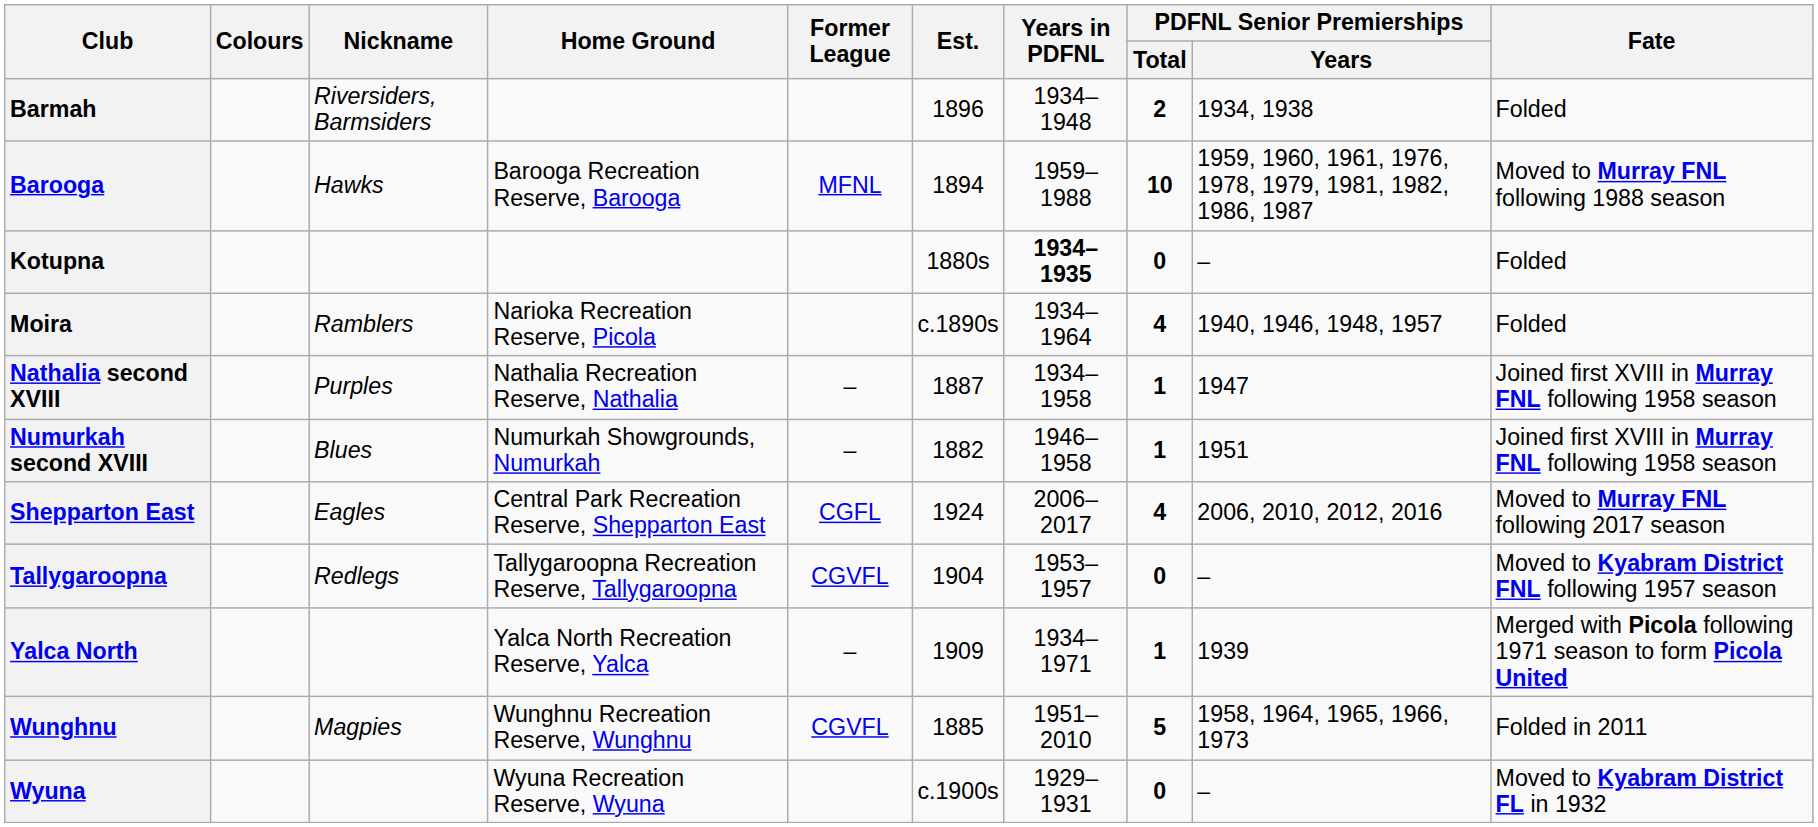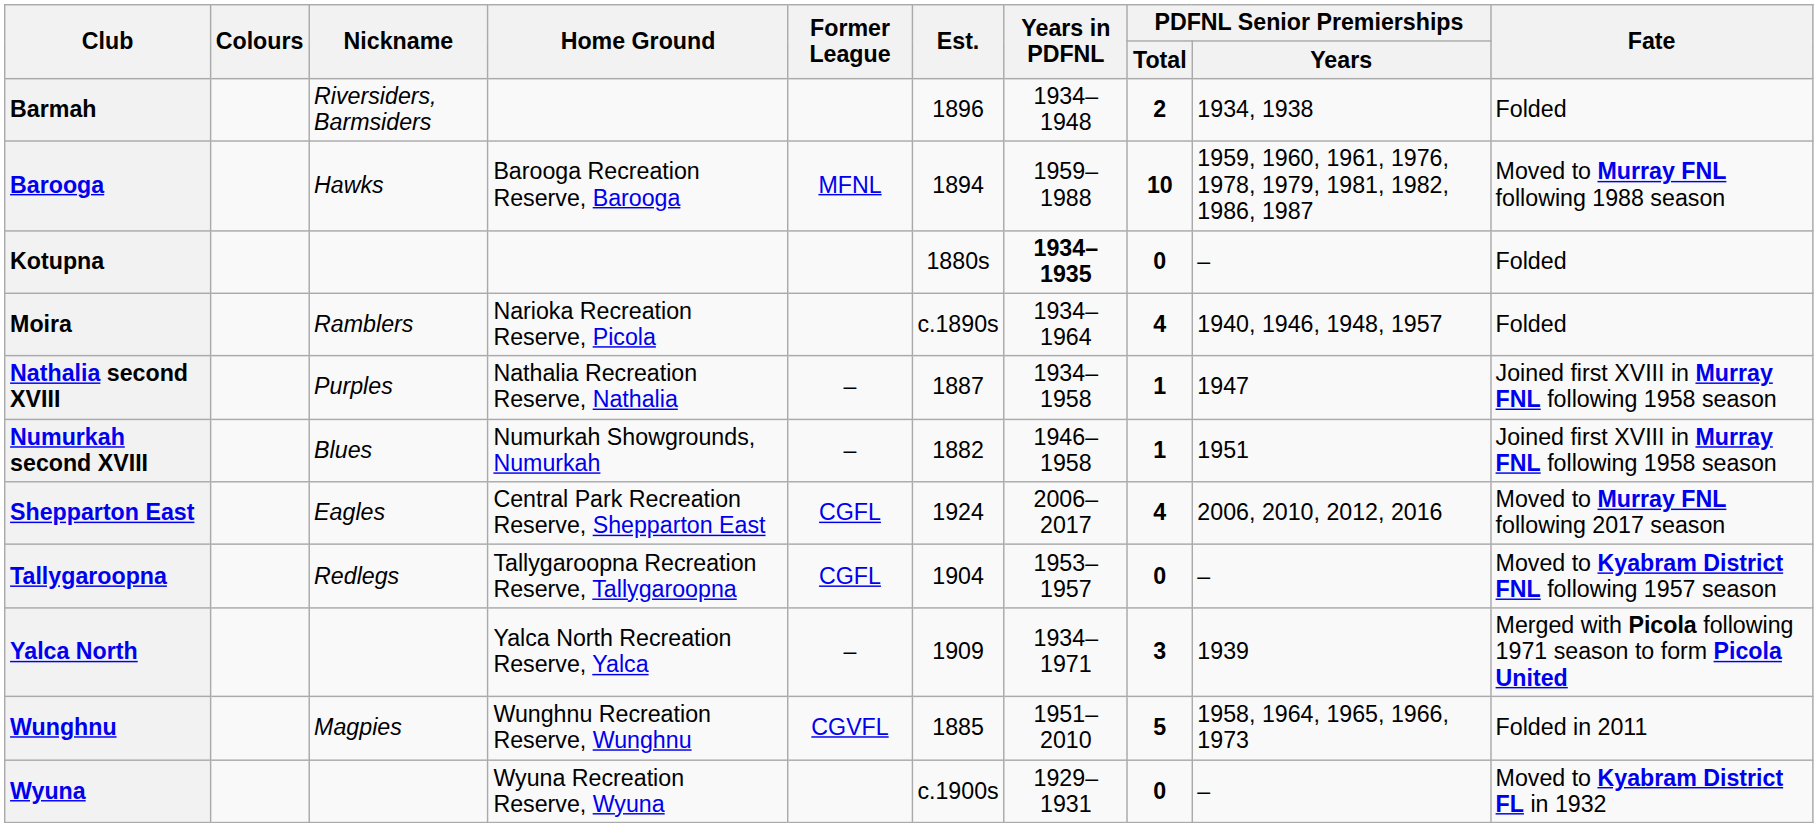(850, 575) CGVFL -> (850, 575) CGFL
(1160, 651) 1 -> (1160, 651) 3
